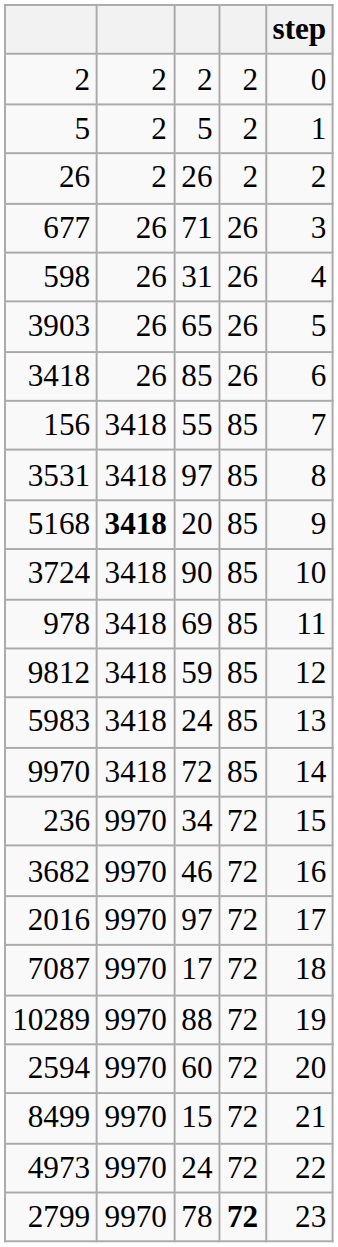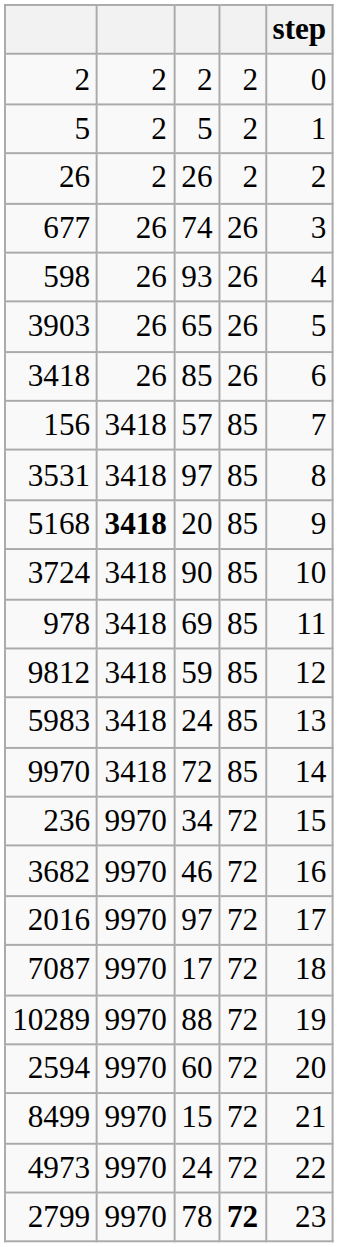(197, 227) 71 -> (197, 227) 74
(197, 276) 31 -> (197, 276) 93
(197, 425) 55 -> (197, 425) 57
